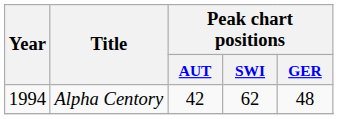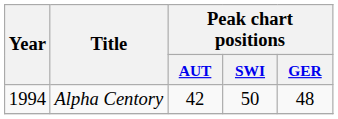(250, 98) 62 -> (250, 98) 50
